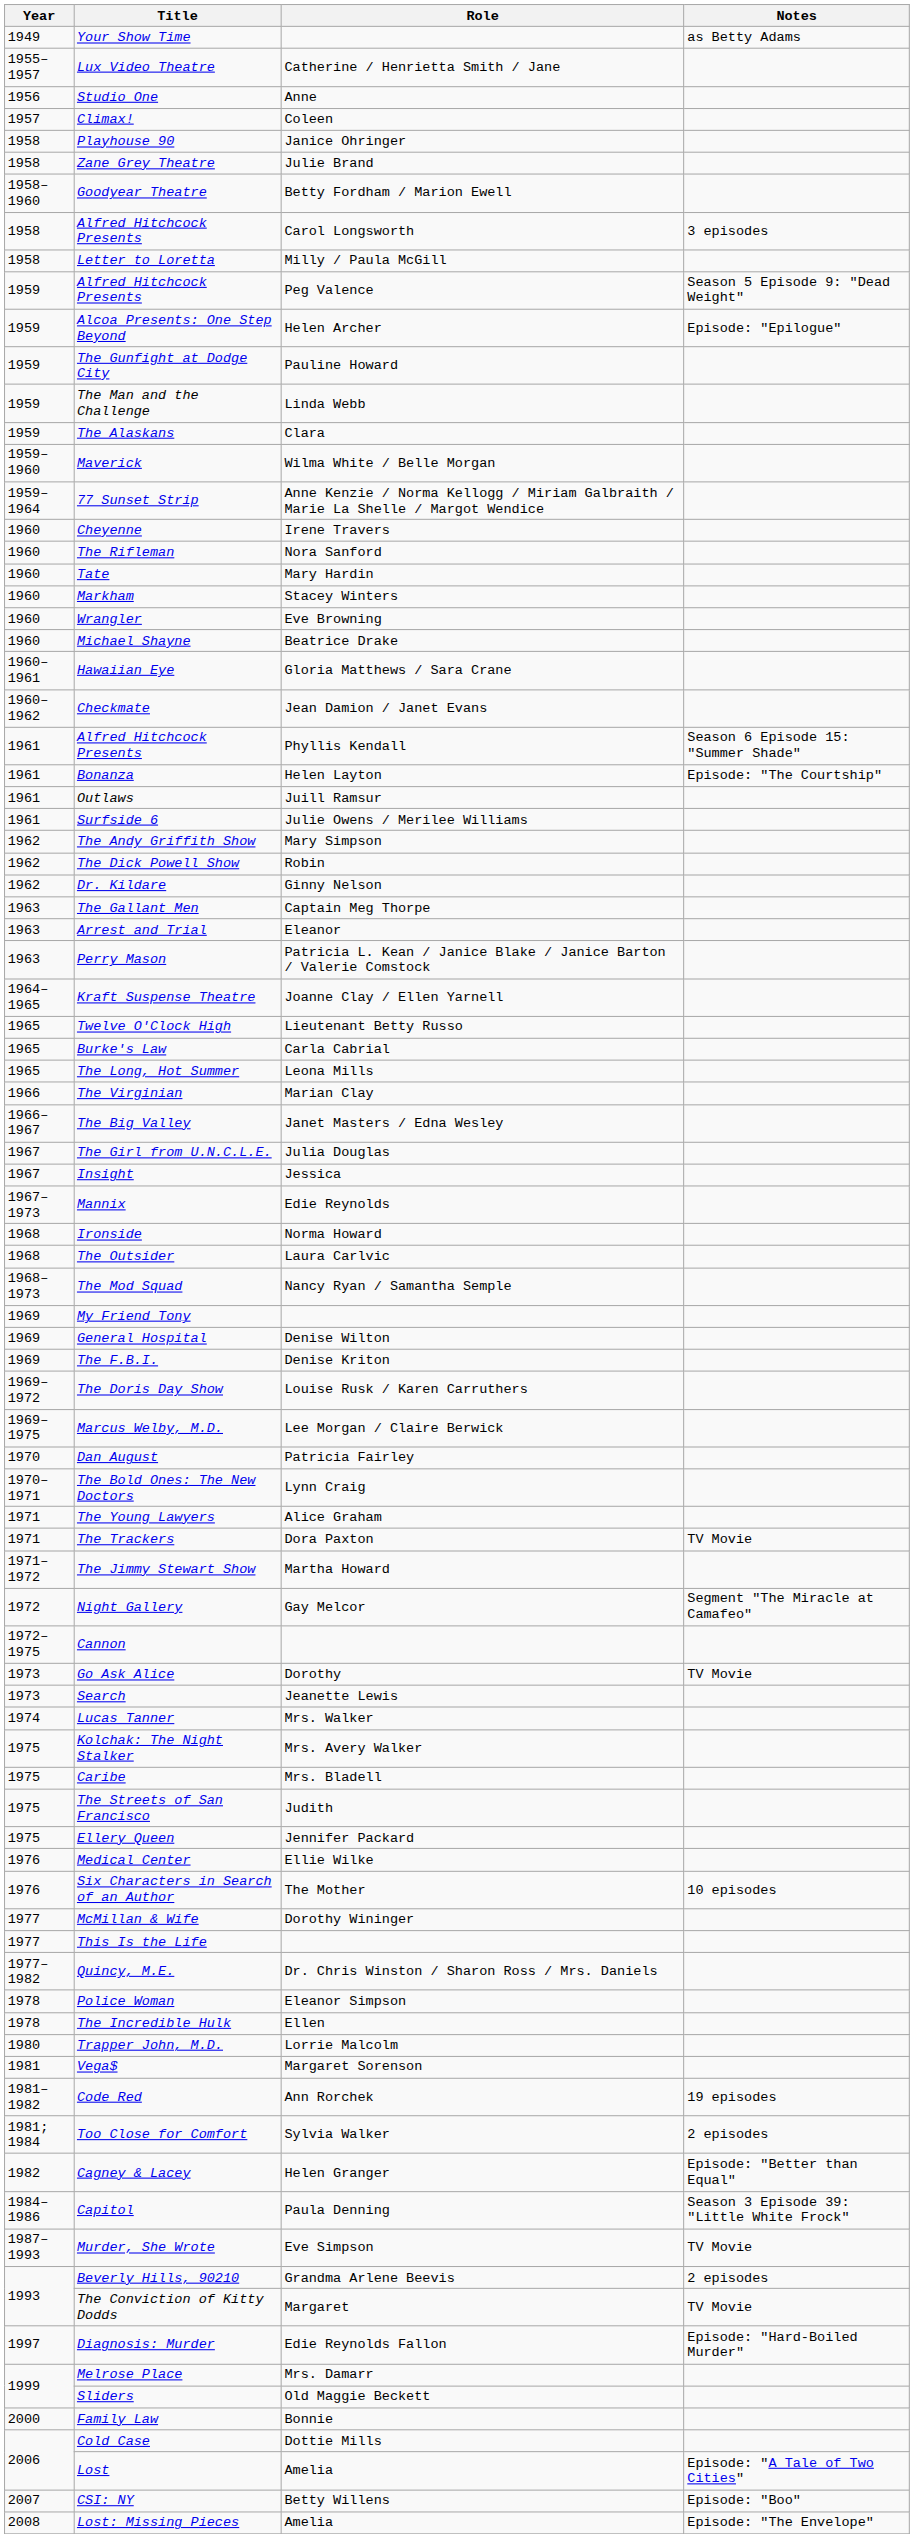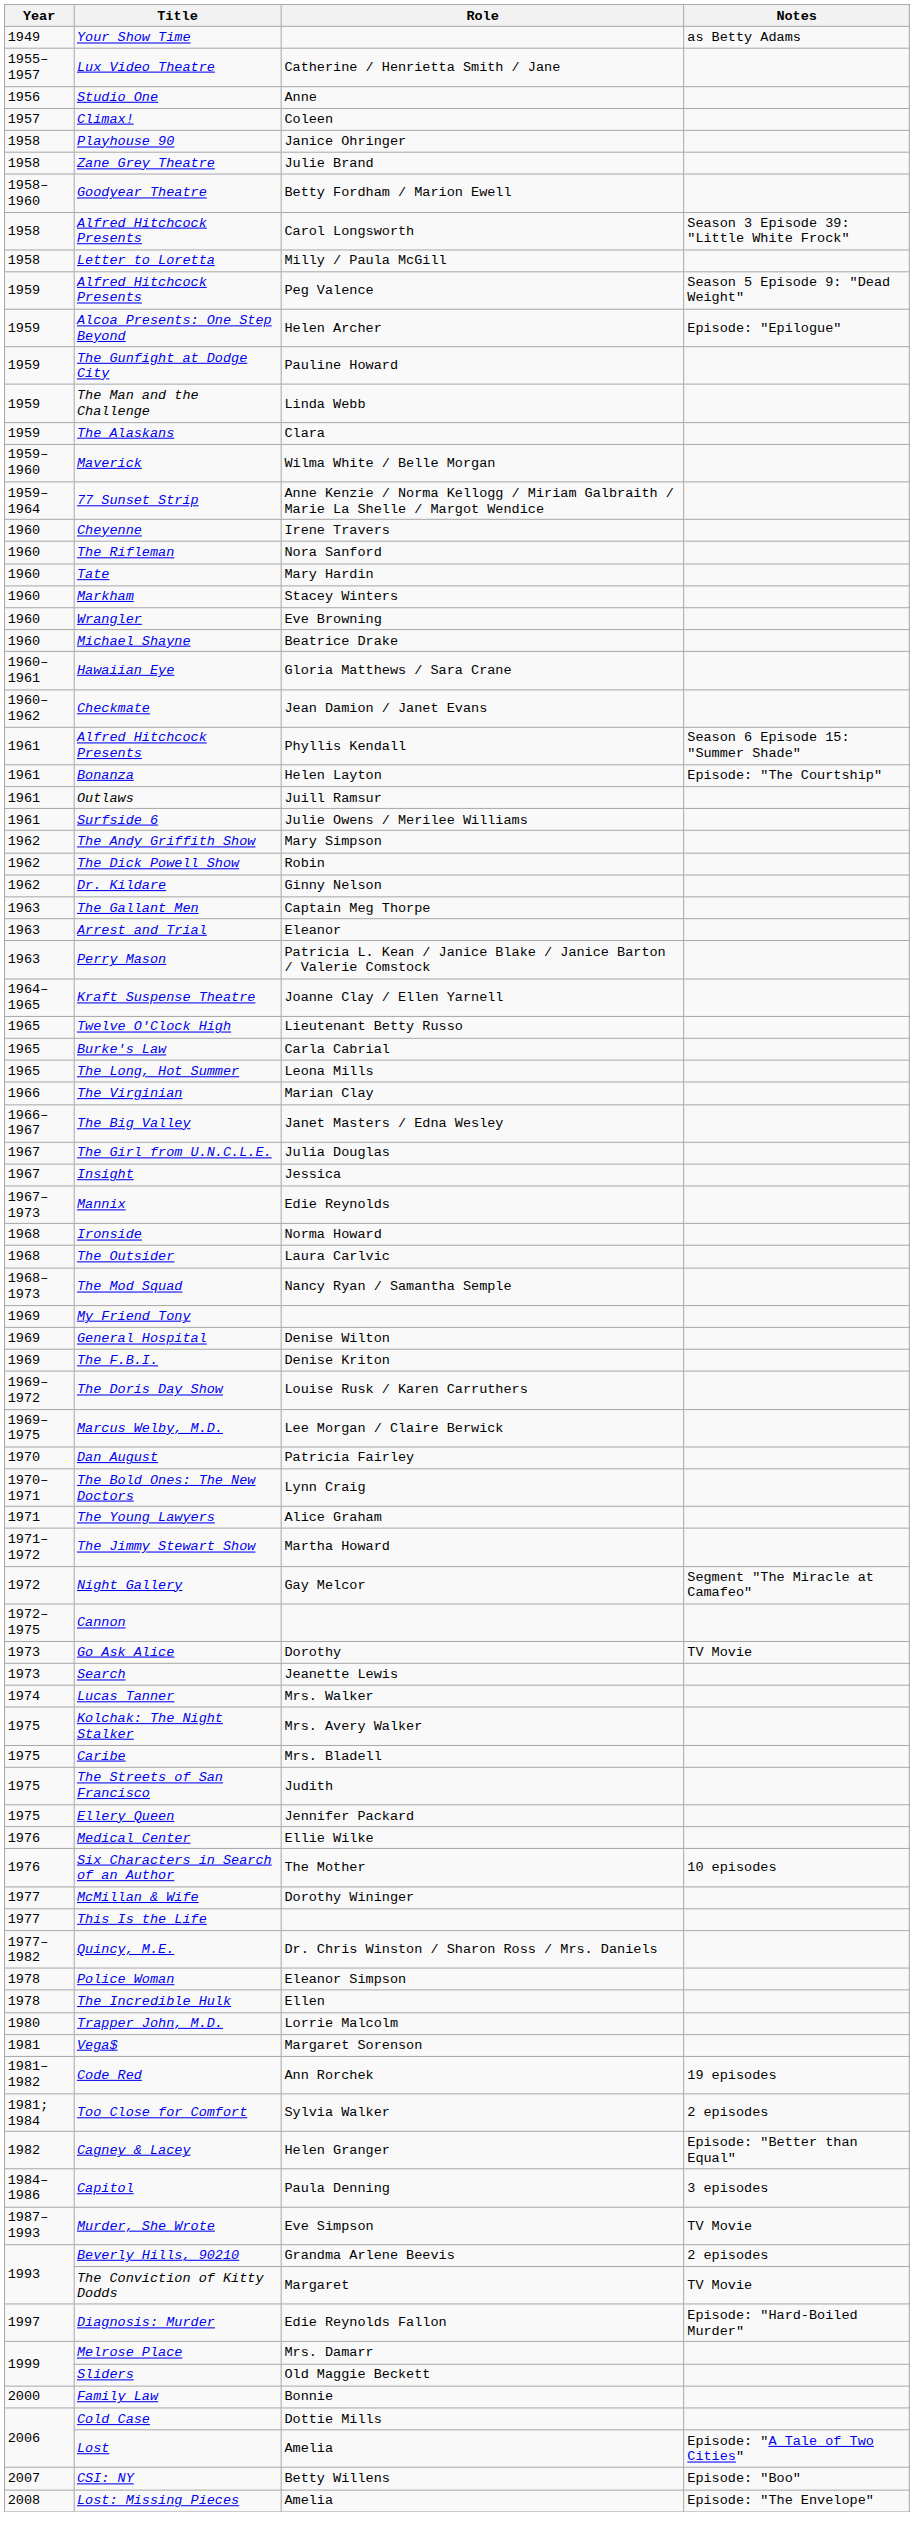(728, 231) 3 episodes -> (768, 231) Season 3 Episode 39: "Little White Frock"
- row: (126, 1539)
(768, 2210) Season 3 Episode 39: "Little White Frock" -> (728, 2188) 3 episodes
